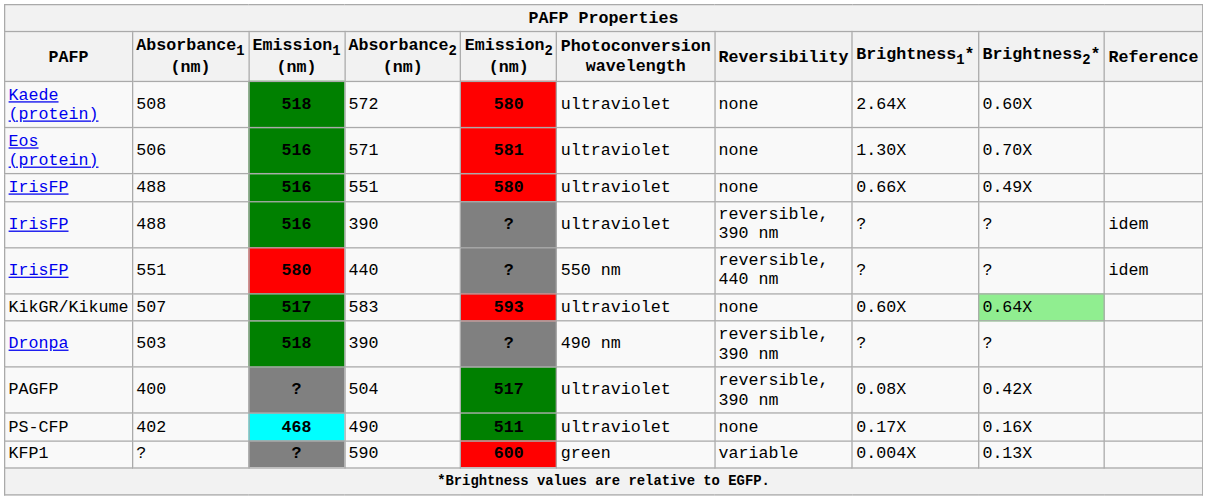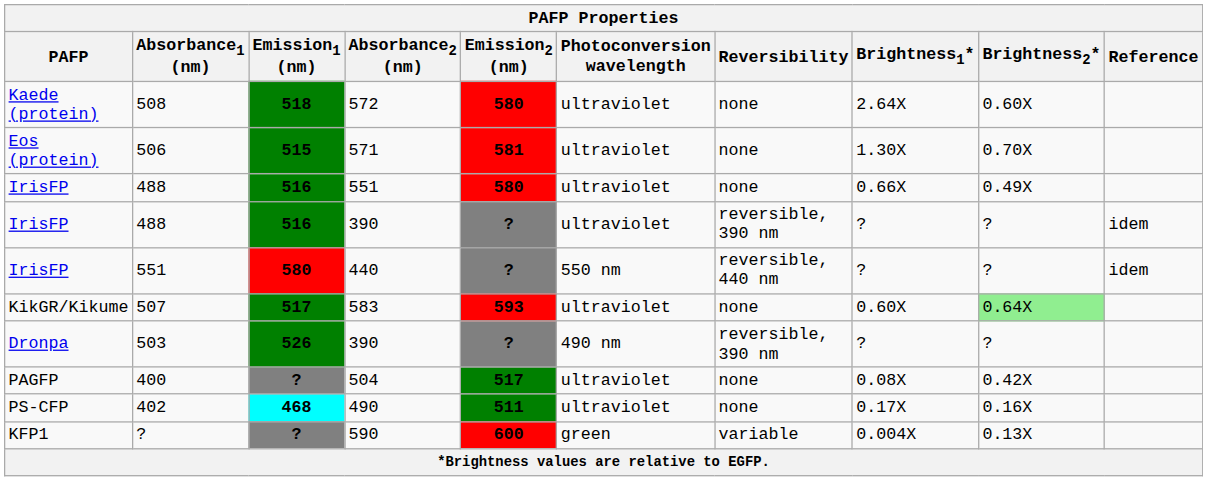(297, 151) 516 -> (297, 151) 515
(297, 344) 518 -> (297, 344) 526
(773, 390) reversible, 390 nm -> (739, 381) none
